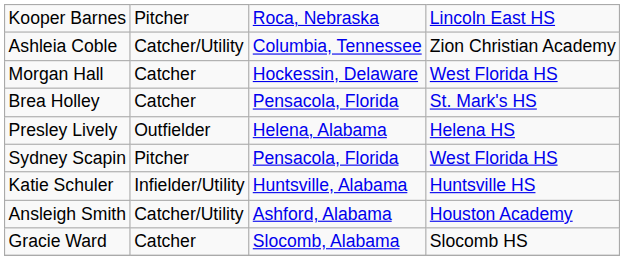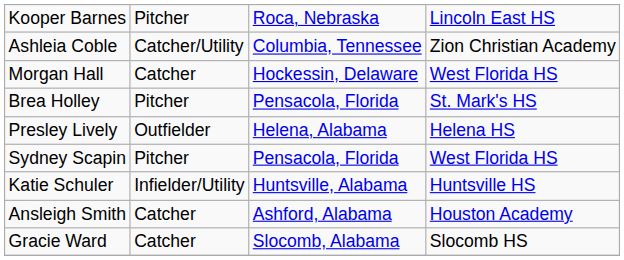(165, 102) Catcher -> (162, 102) Pitcher
(189, 213) Catcher/Utility -> (165, 213) Catcher
